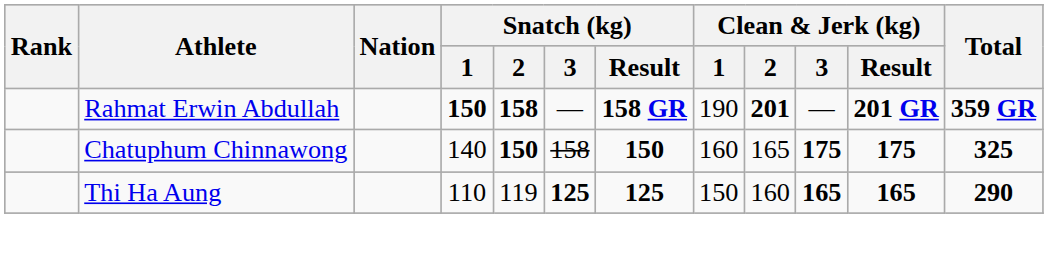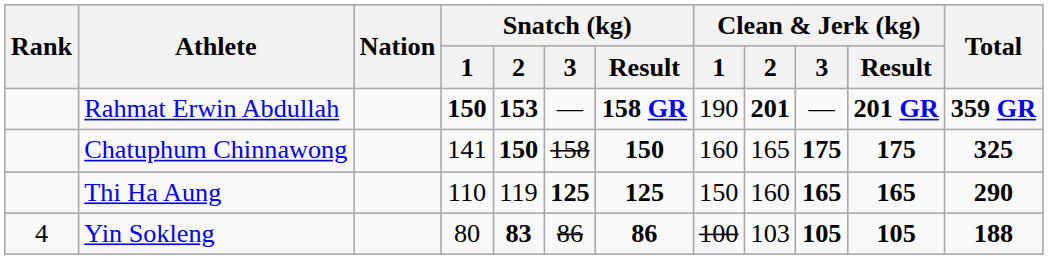(518, 108) 158 -> (518, 108) 153
(467, 150) 140 -> (467, 150) 141
+ row: (149, 233)
